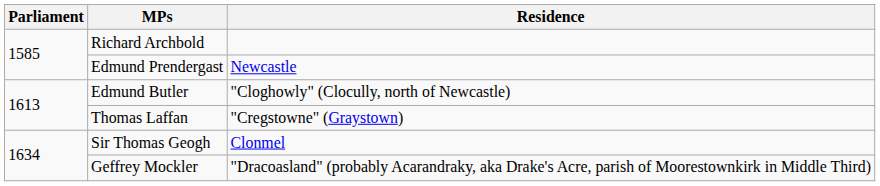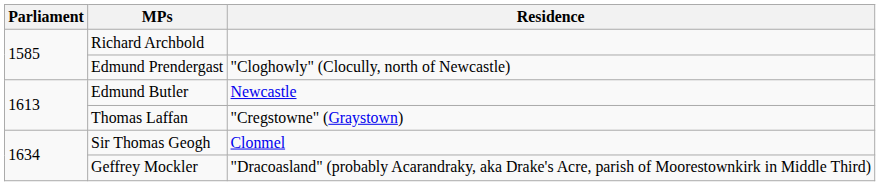(264, 67) Newcastle -> (370, 67) "Cloghowly" (Clocully, north of Newcastle)
(370, 92) "Cloghowly" (Clocully, north of Newcastle) -> (264, 92) Newcastle
